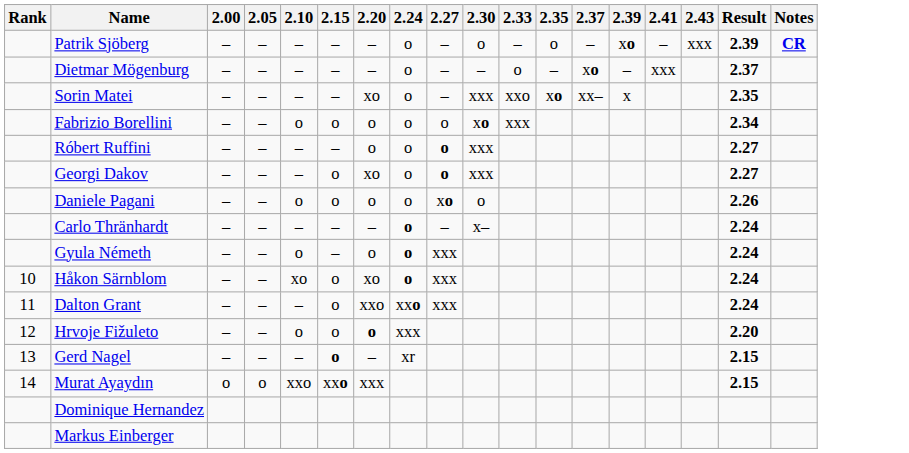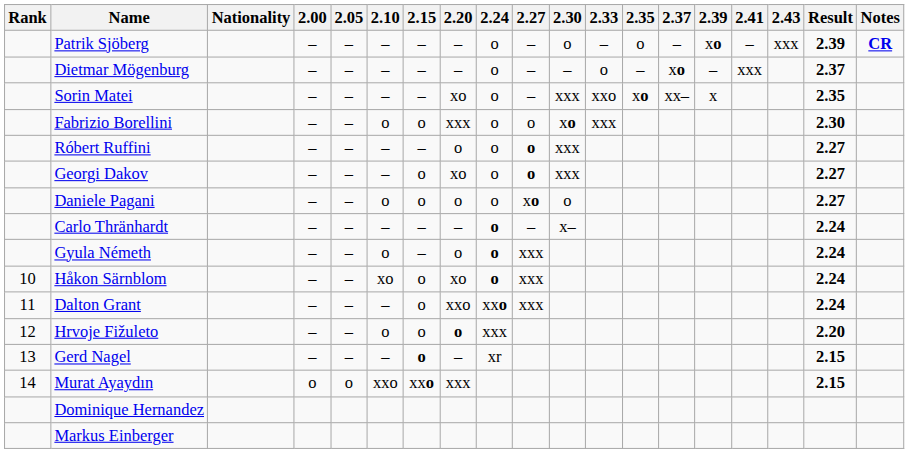+ column: (251, 17)
(372, 122) o -> (458, 122) xxx
(744, 122) 2.34 -> (831, 122) 2.30
(744, 200) 2.26 -> (831, 200) 2.27
